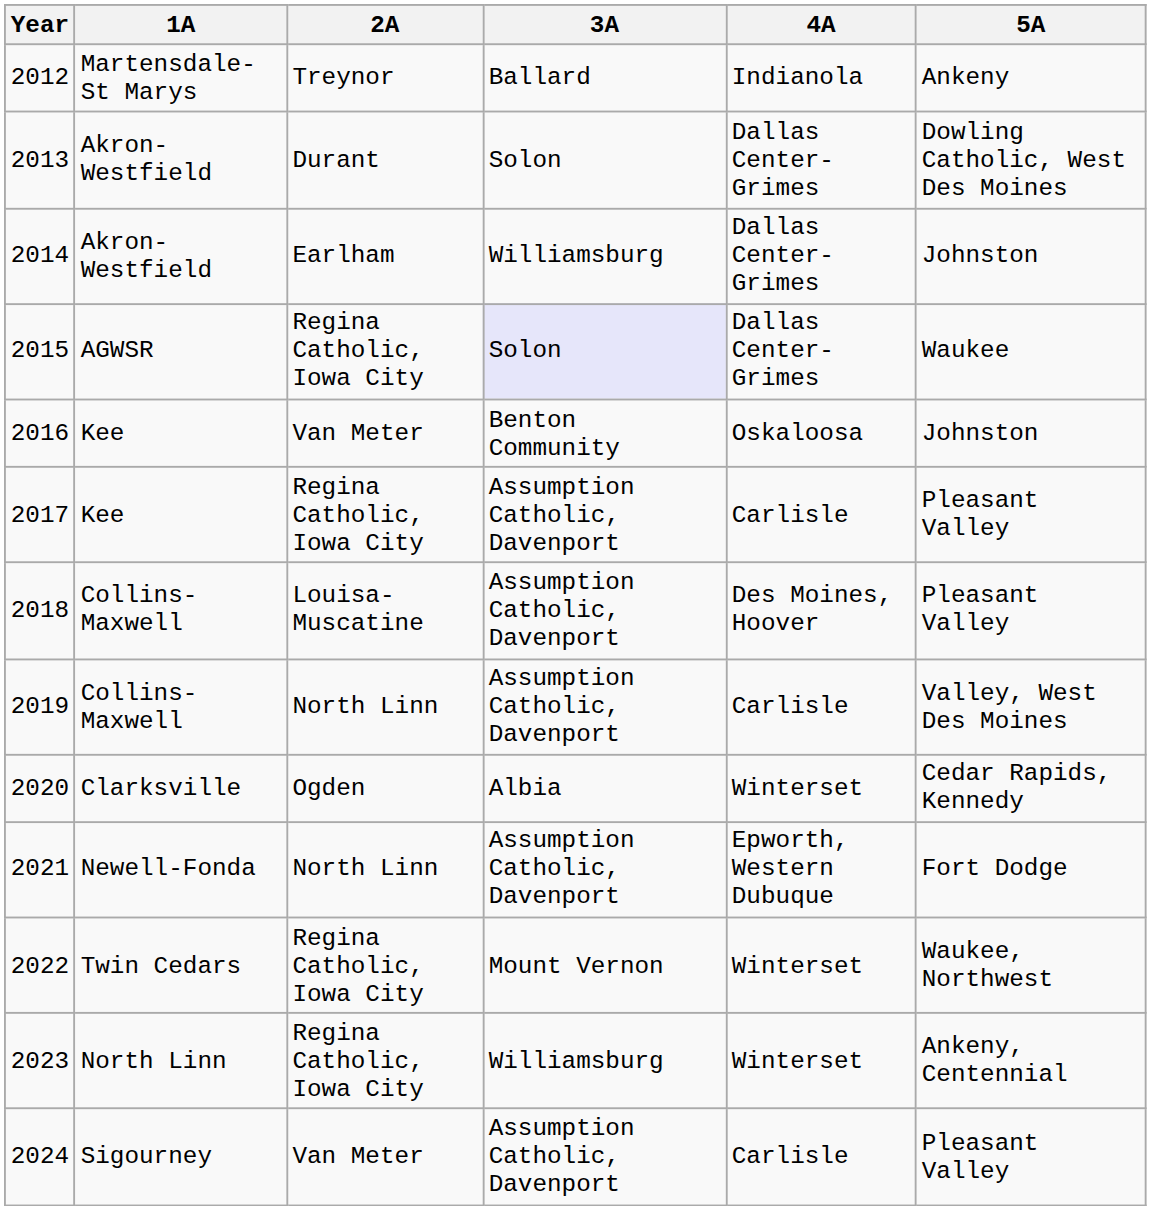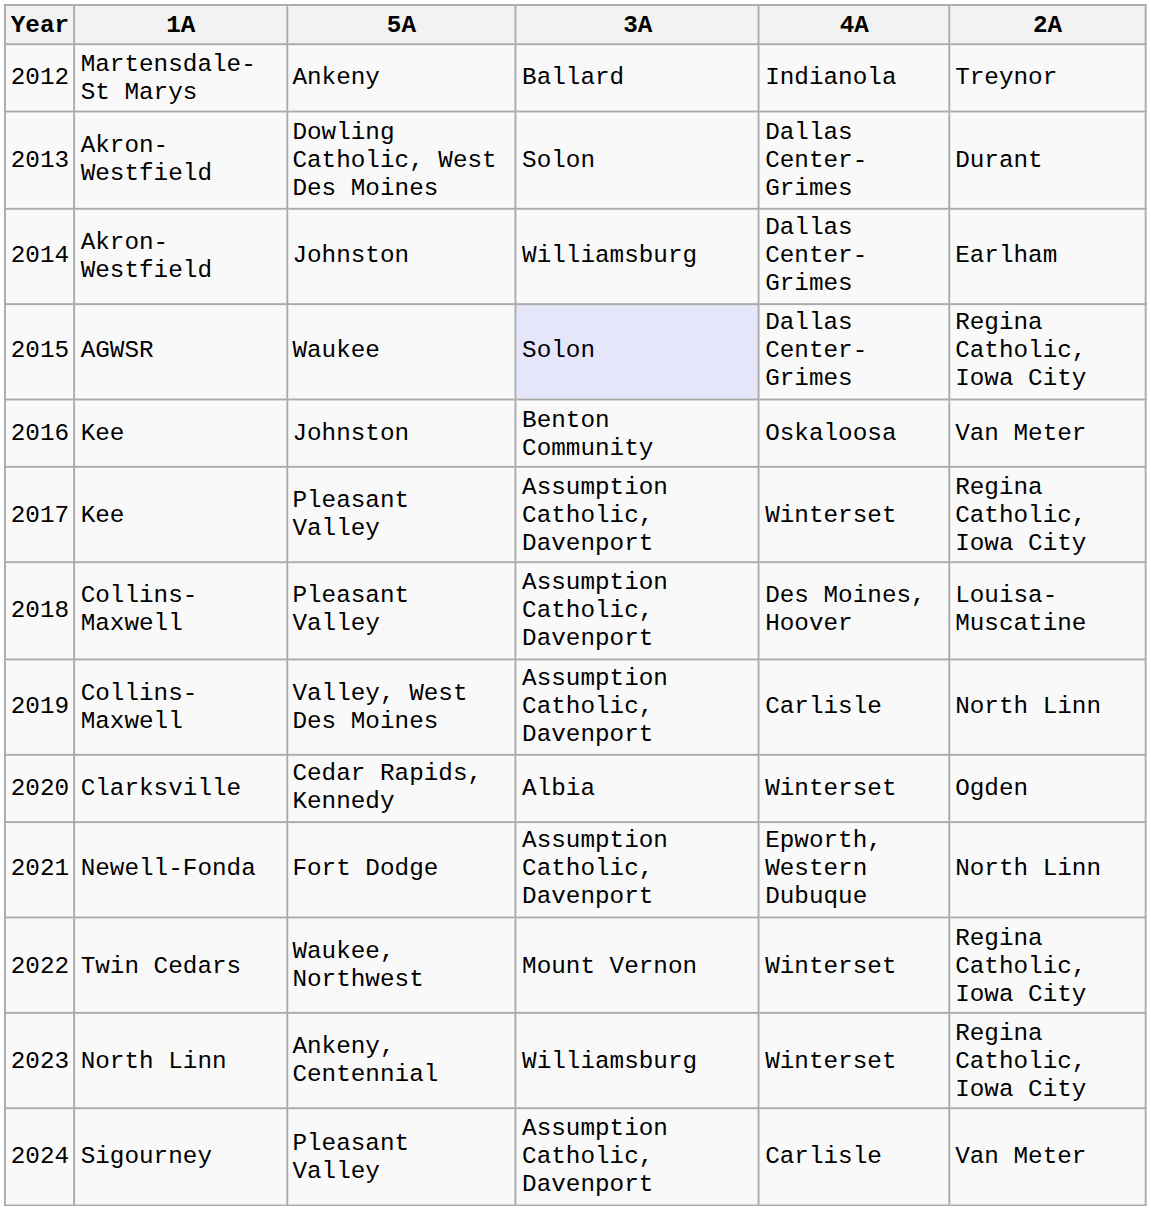columns swapped: (385, 25) <-> (1031, 25)
(790, 515) Carlisle -> (831, 515) Winterset
